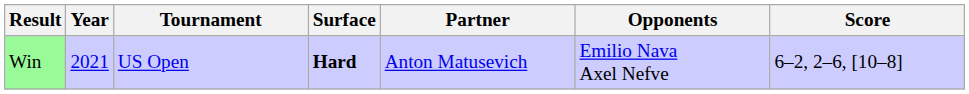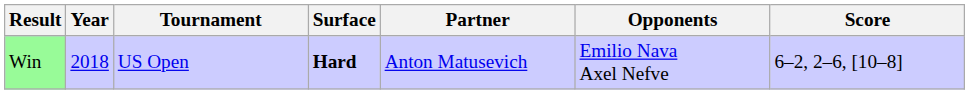(90, 62) 2021 -> (90, 62) 2018
